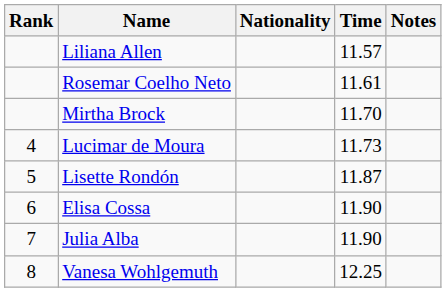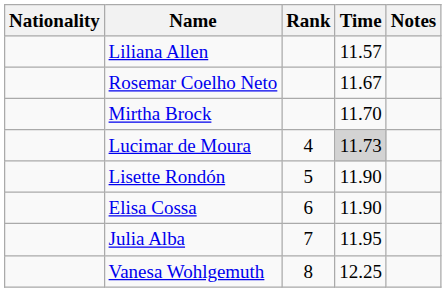columns swapped: (31, 20) <-> (285, 20)
(361, 83) 11.61 -> (361, 83) 11.67
(361, 145) no background -> (361, 145) lightgrey background
(361, 176) 11.87 -> (361, 176) 11.90
(361, 239) 11.90 -> (361, 239) 11.95
